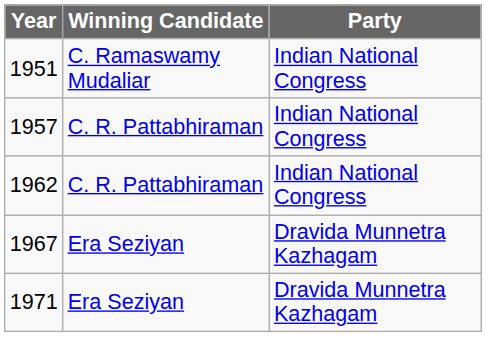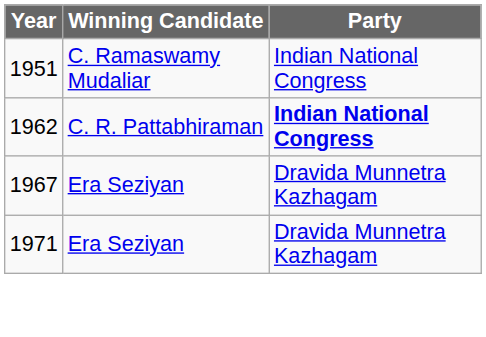- row: (34, 126)
(346, 185) normal -> (351, 126) bold
